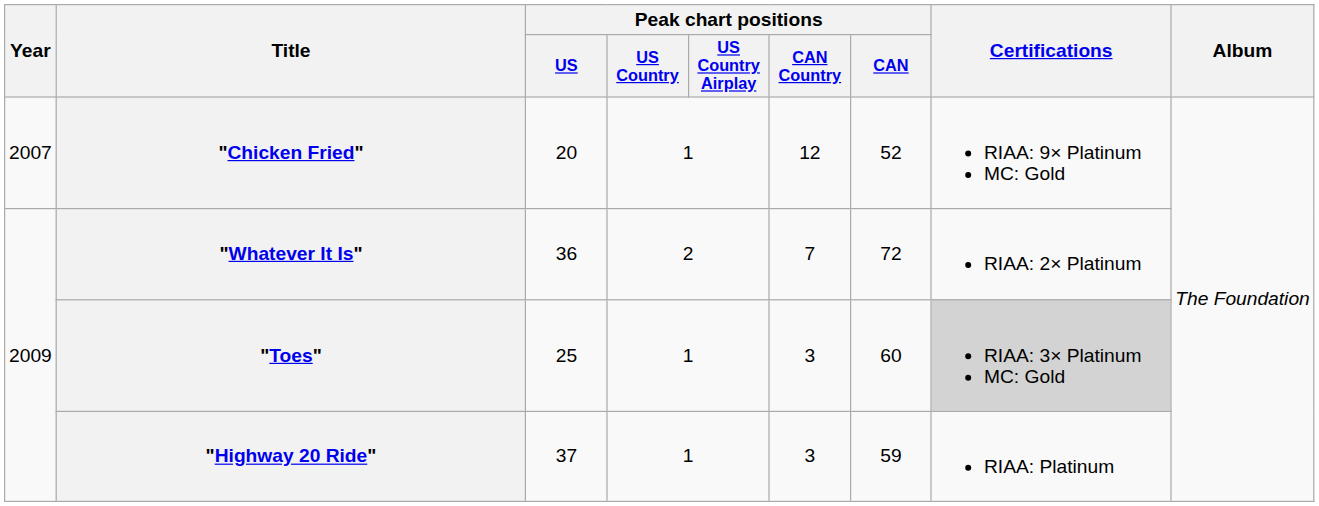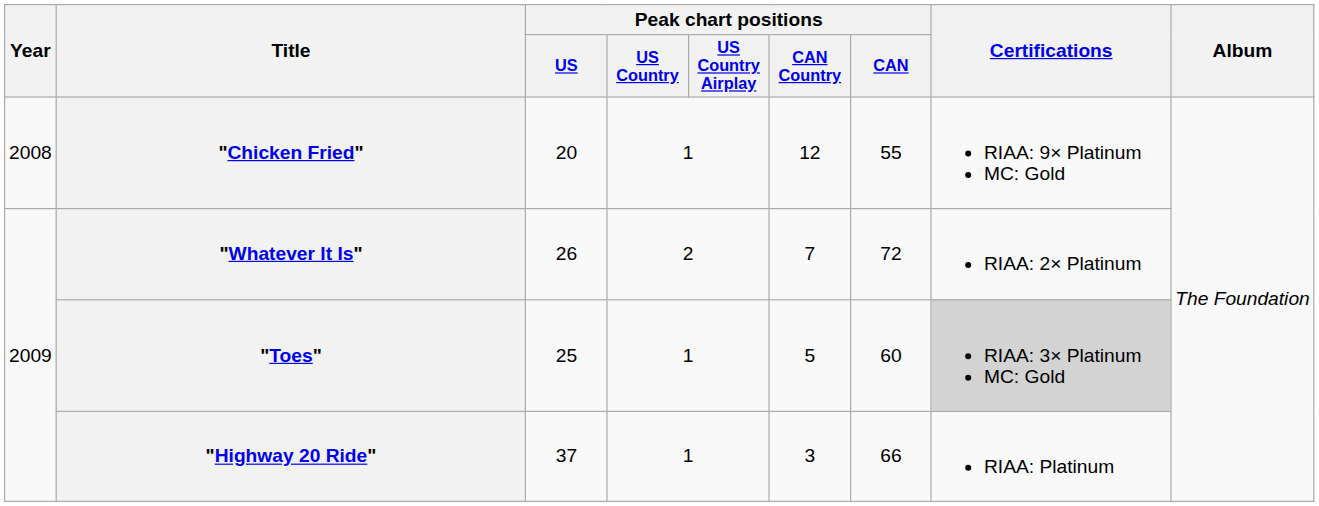(30, 152) 2007 -> (30, 152) 2008
(891, 152) 52 -> (891, 152) 55
(566, 253) 36 -> (566, 253) 26
(810, 355) 3 -> (810, 355) 5
(891, 456) 59 -> (891, 456) 66
